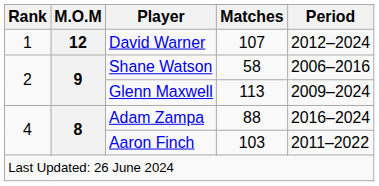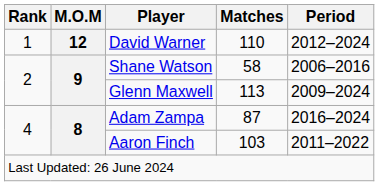(252, 42) 107 -> (252, 42) 110
(252, 117) 88 -> (252, 117) 87
